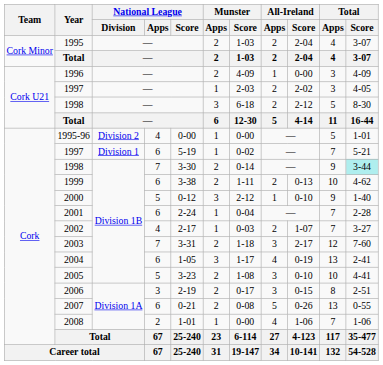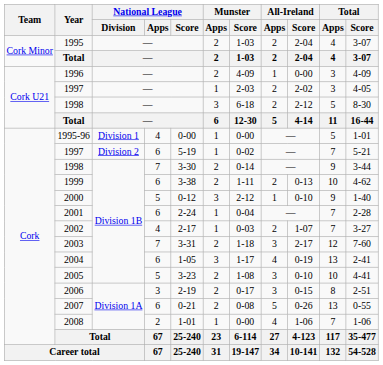(118, 136) Division 2 -> (118, 136) Division 1
(118, 151) Division 1 -> (118, 151) Division 2
(362, 167) paleturquoise background -> (362, 167) no background
